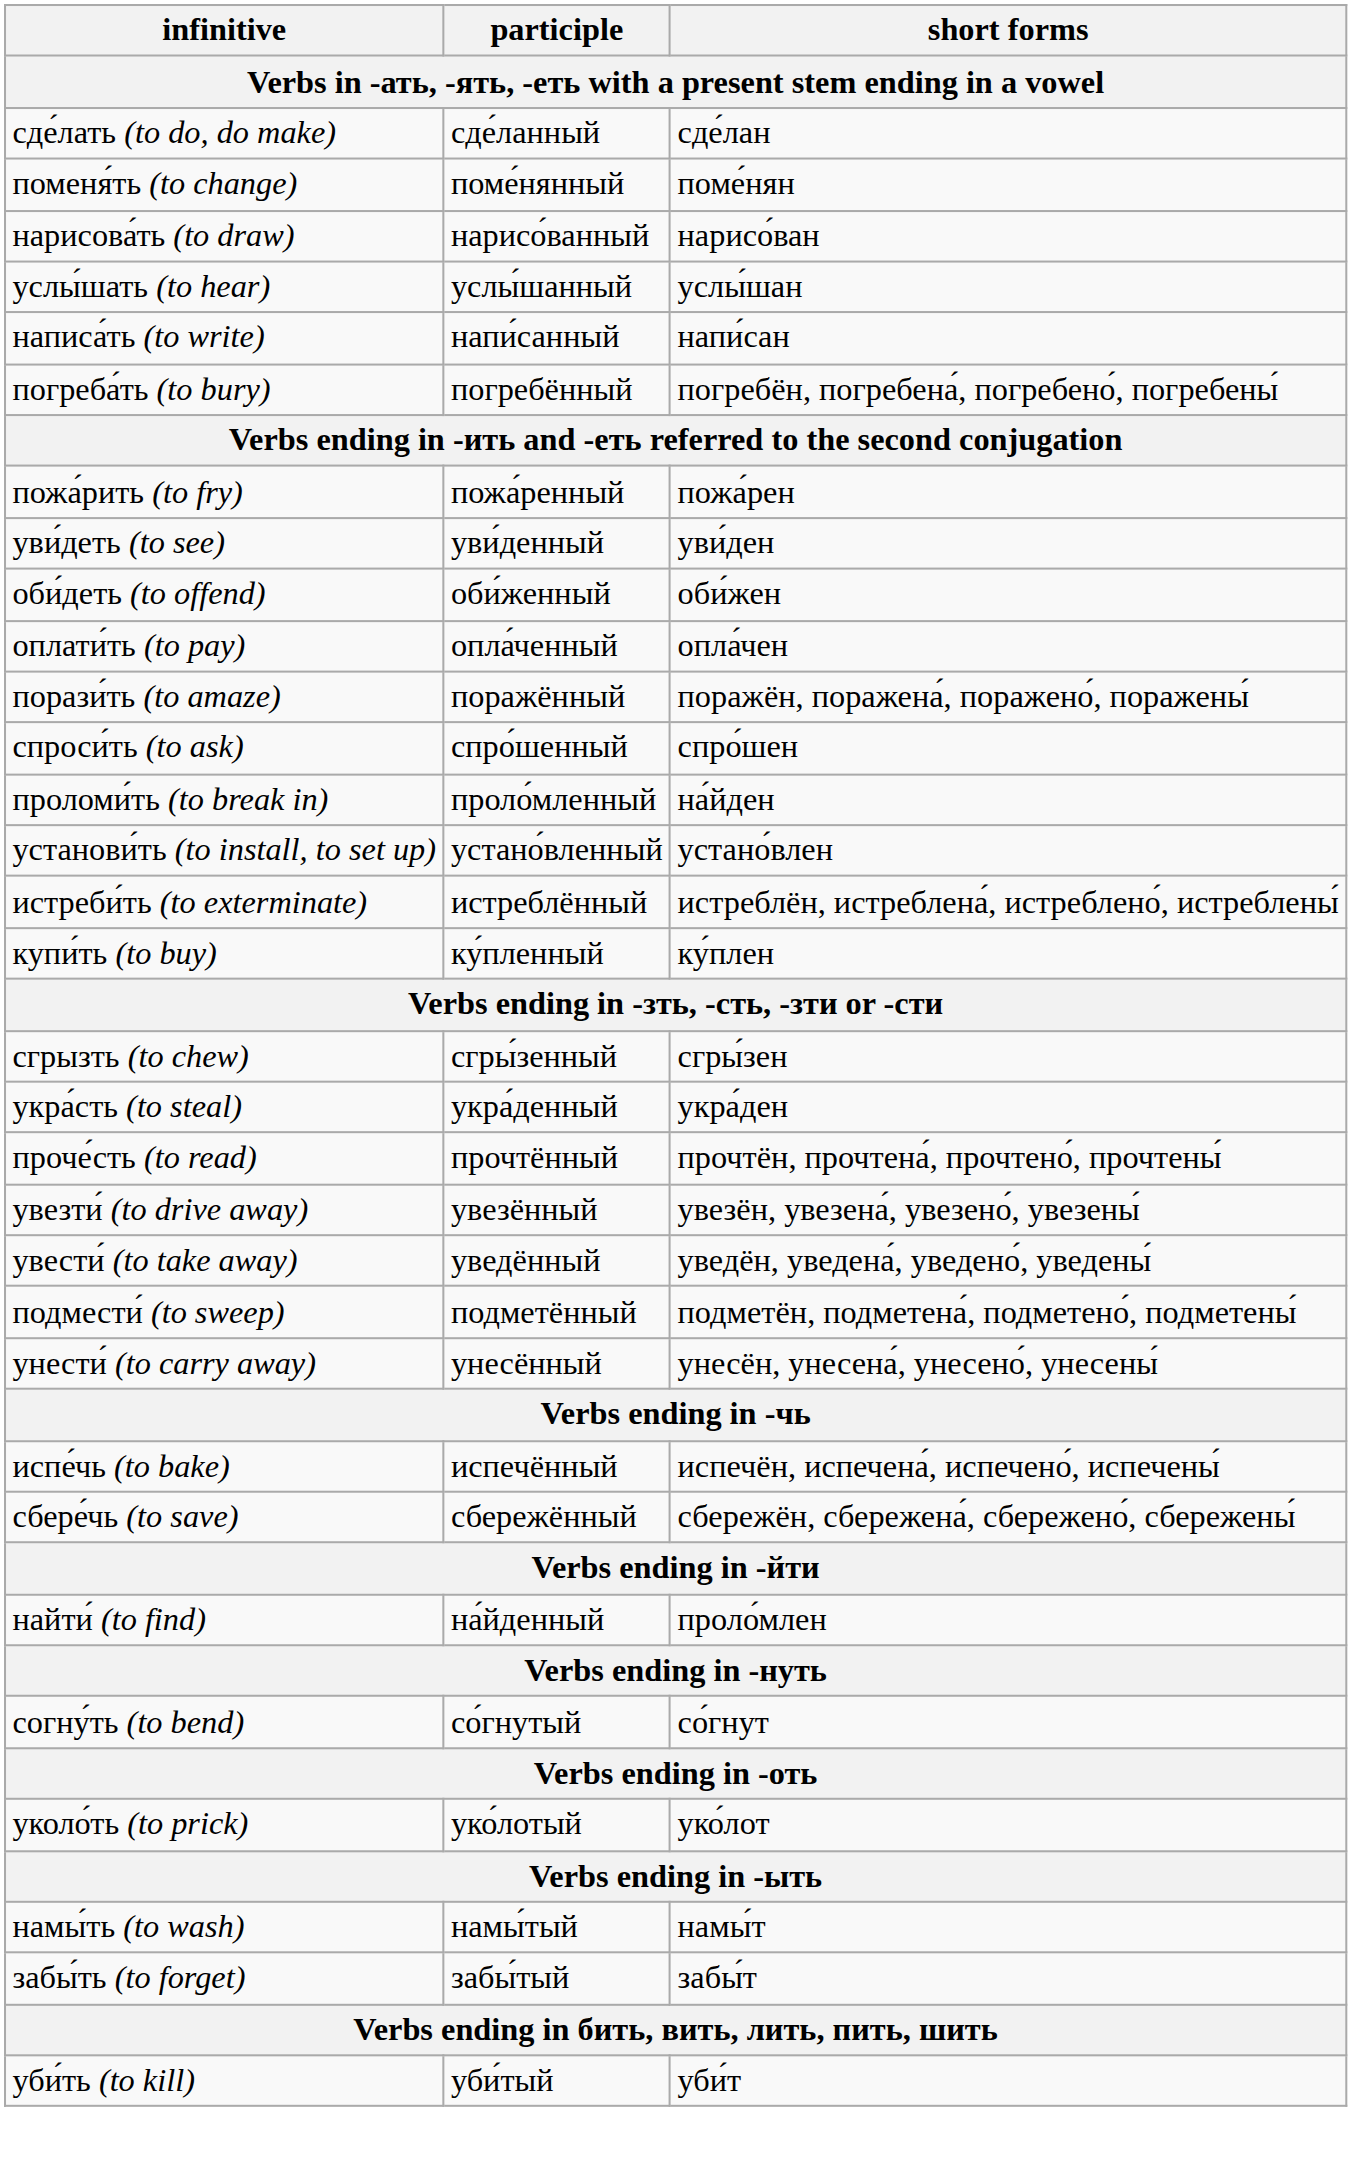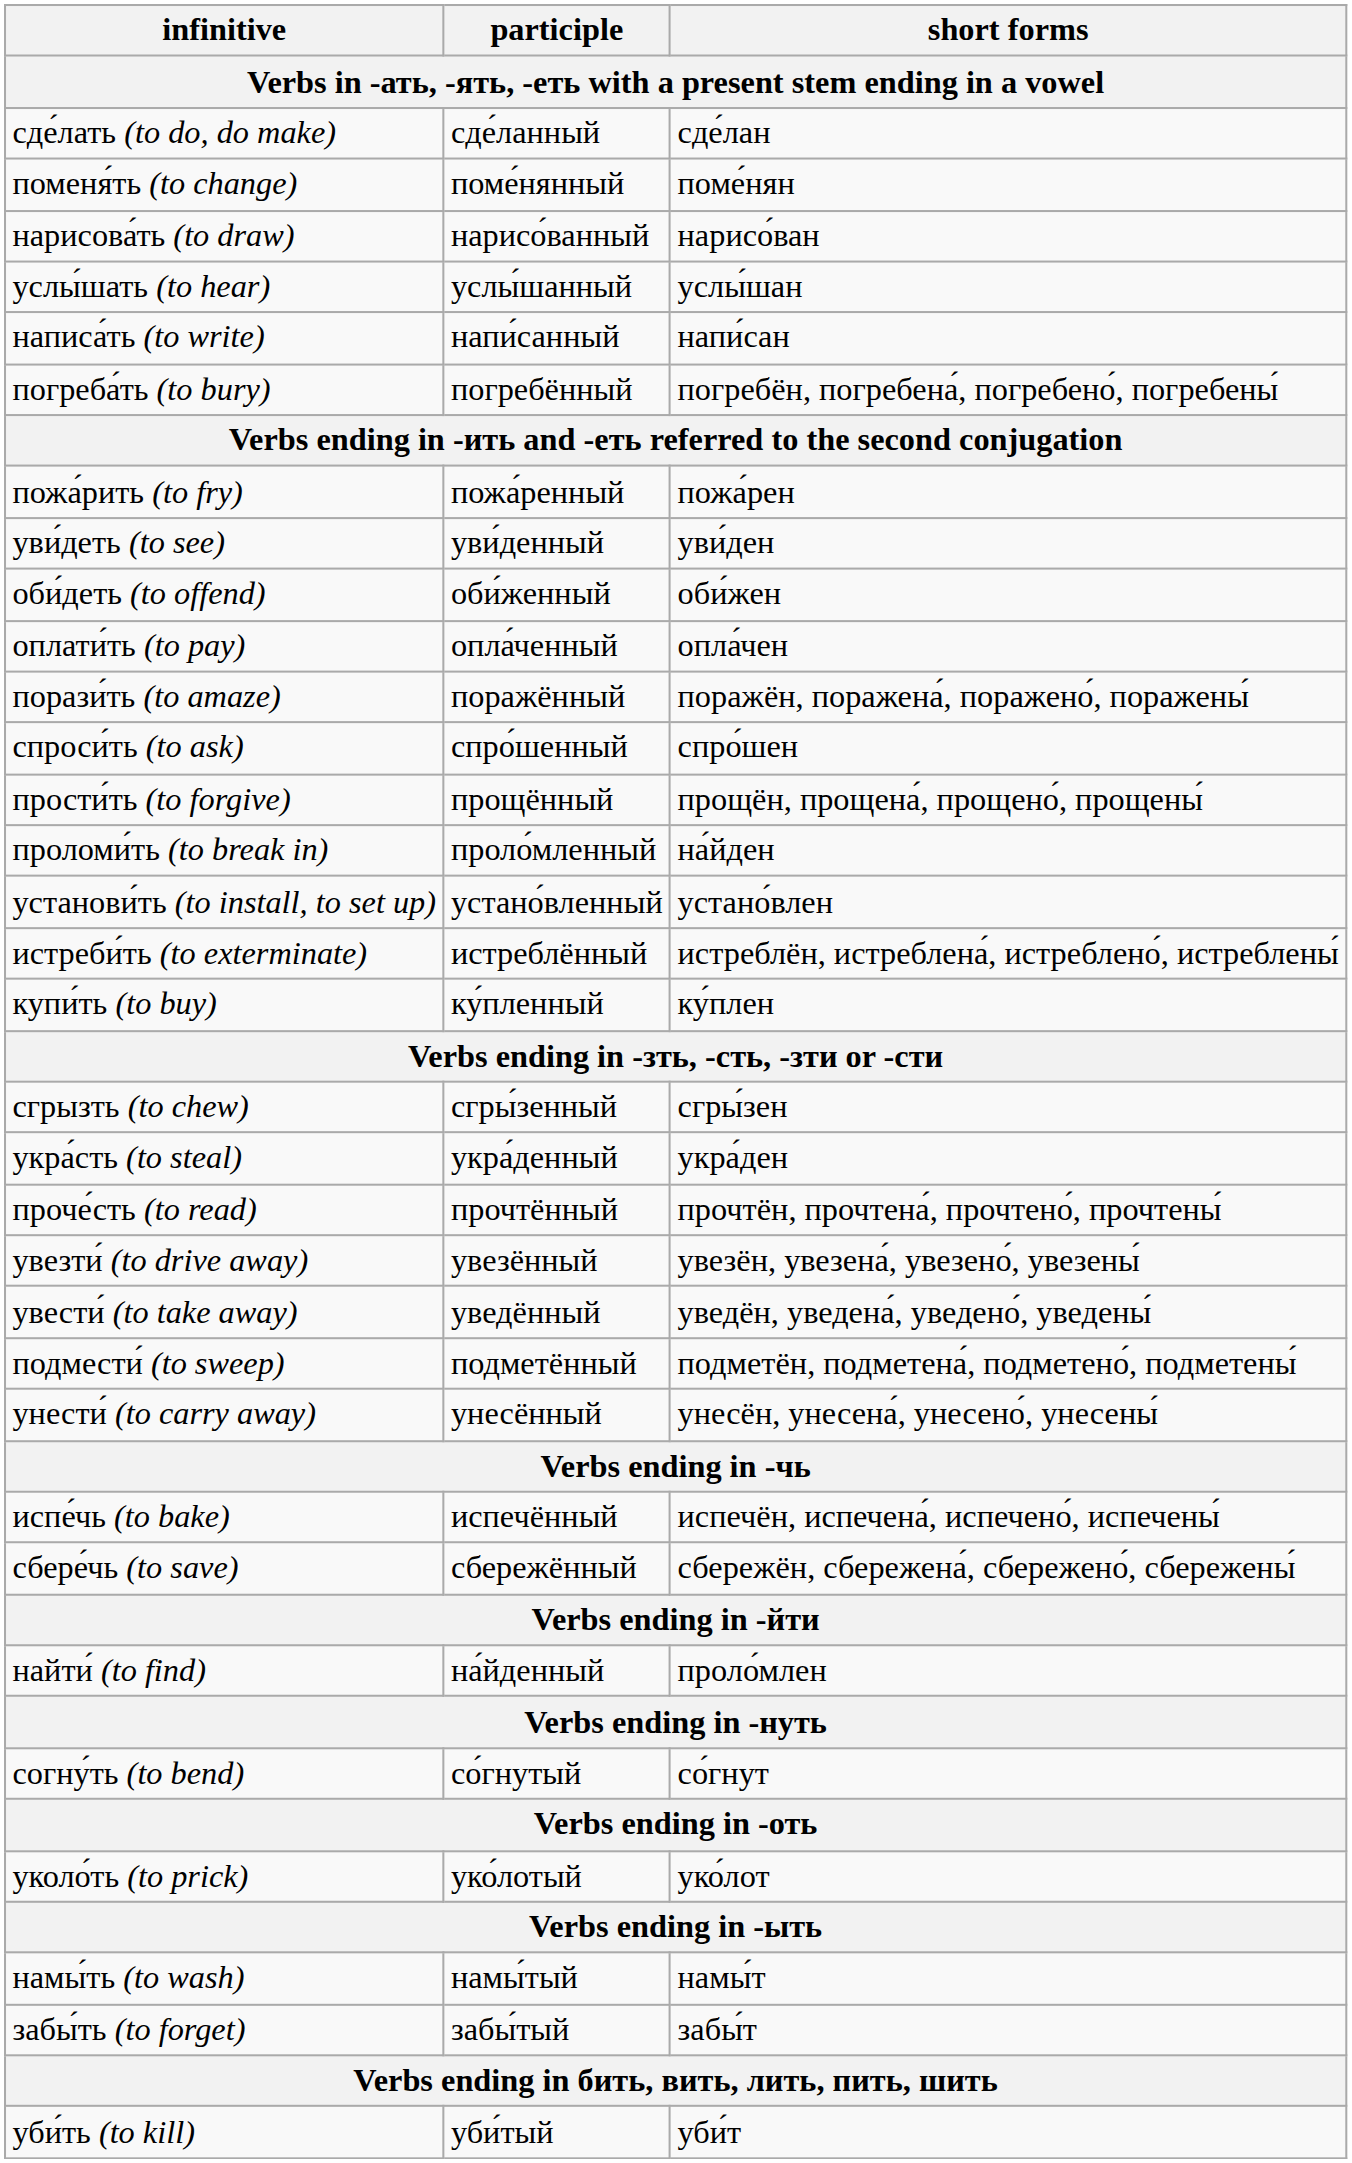+ row: (152, 798)
